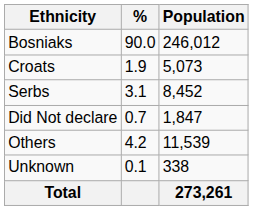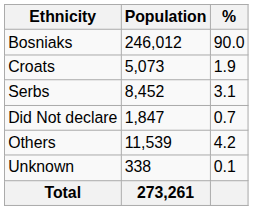columns swapped: (204, 17) <-> (140, 17)
